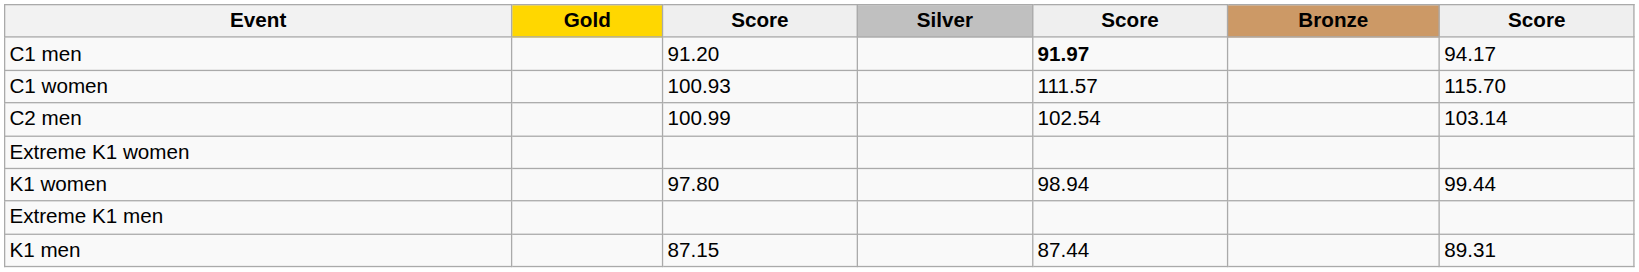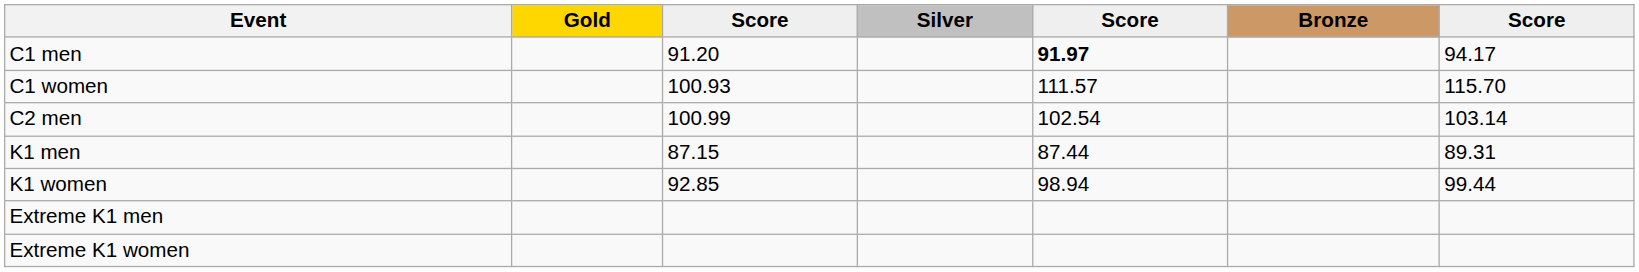rows swapped: (45, 250) <-> (99, 151)
(693, 184) 97.80 -> (693, 184) 92.85
